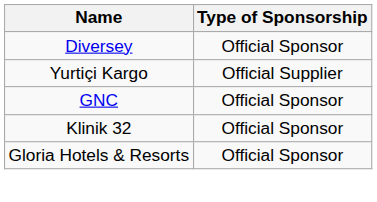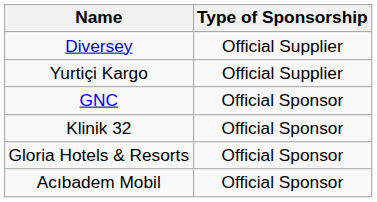(282, 45) Official Sponsor -> (282, 45) Official Supplier
+ row: (99, 182)
